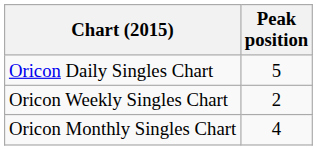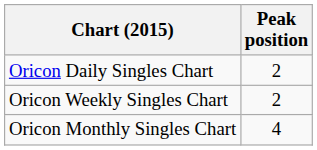(277, 70) 5 -> (277, 70) 2
